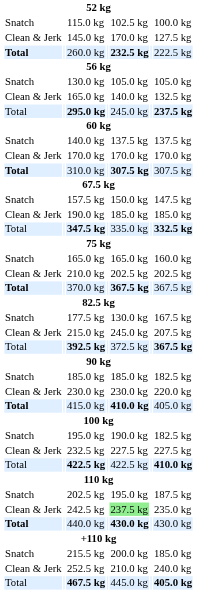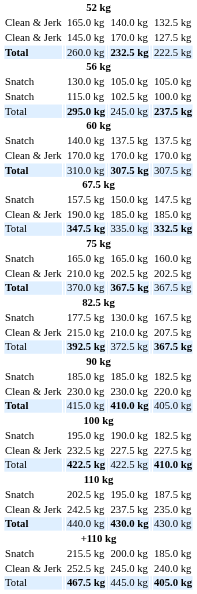rows swapped: (20, 22) <-> (33, 96)
(129, 332) 245.0 kg -> (129, 332) 210.0 kg
(129, 509) lightgreen background -> (129, 509) no background
(129, 568) 210.0 kg -> (129, 568) 245.0 kg
